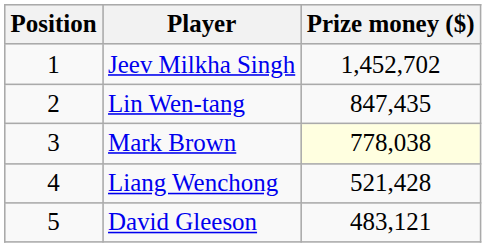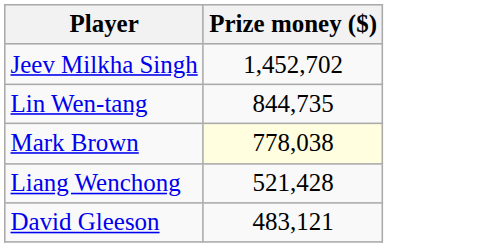- column: (54, 24)
(391, 103) 847,435 -> (293, 103) 844,735
